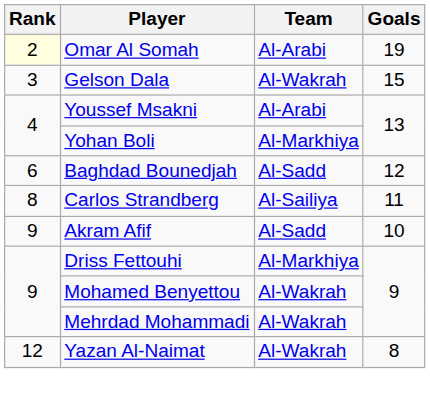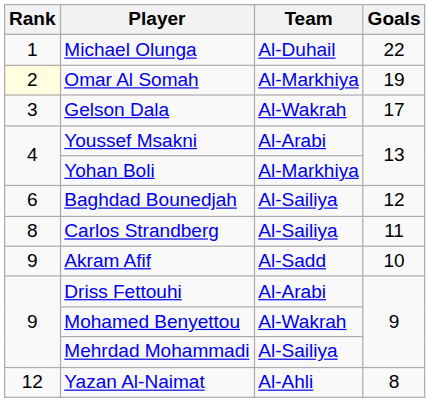+ row: (130, 49)
(292, 49) Al-Arabi -> (309, 79) Al-Markhiya
(394, 79) 15 -> (394, 110) 17
(292, 170) Al-Sadd -> (298, 200) Al-Sailiya
(309, 261) Al-Markhiya -> (292, 291) Al-Arabi
(302, 321) Al-Wakrah -> (298, 351) Al-Sailiya
(302, 351) Al-Wakrah -> (286, 381) Al-Ahli
